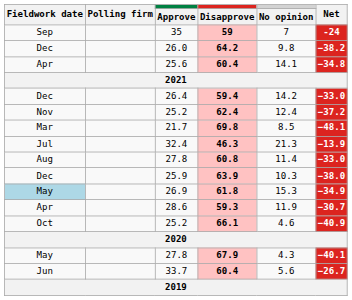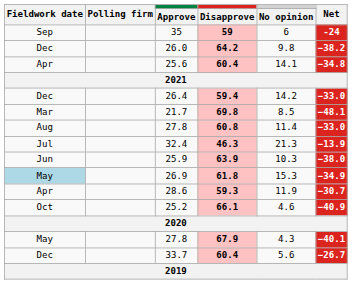(286, 32) 7 -> (286, 32) 6
- row: (176, 112)
rows swapped: (176, 160) <-> (176, 144)
(45, 176) Dec -> (45, 160) Jun
(45, 271) Jun -> (45, 255) Dec
